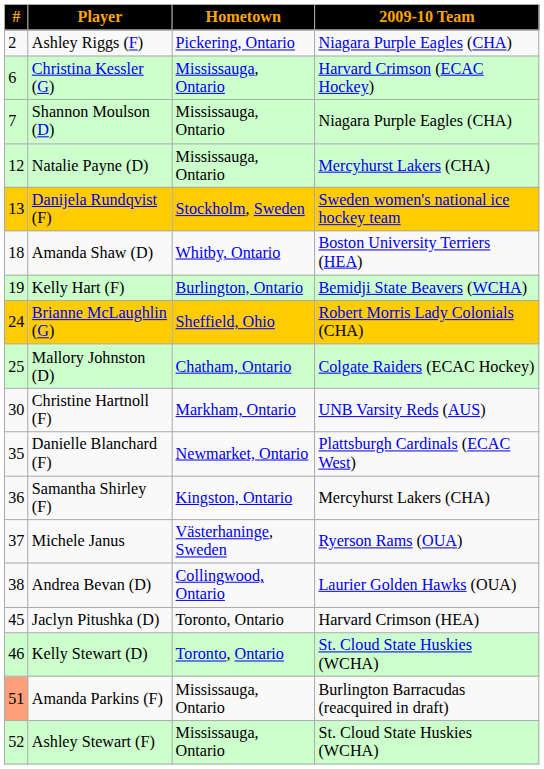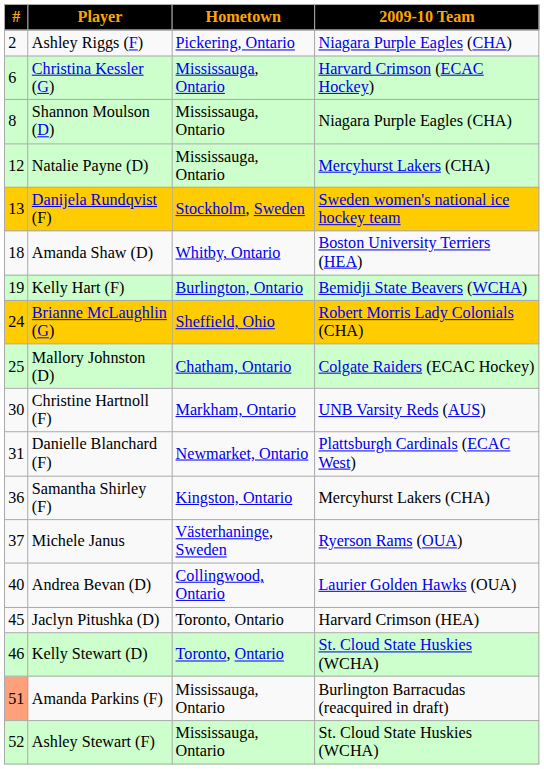(12, 121) 7 -> (12, 121) 8
(16, 453) 35 -> (16, 453) 31
(16, 585) 38 -> (16, 585) 40
